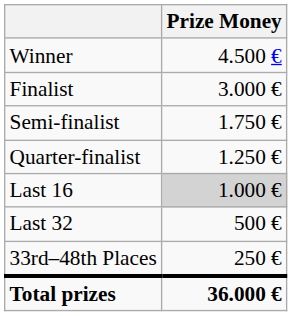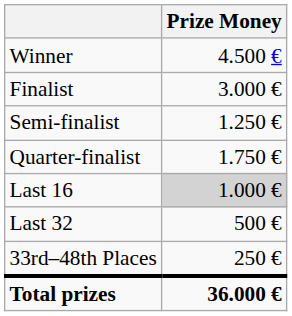(250, 122) 1.750 € -> (250, 122) 1.250 €
(250, 156) 1.250 € -> (250, 156) 1.750 €
